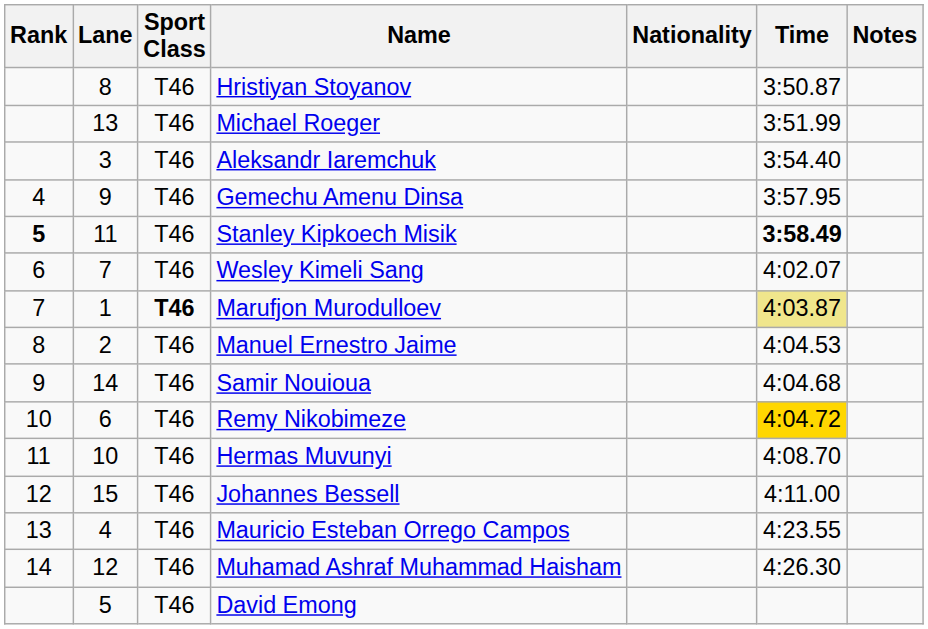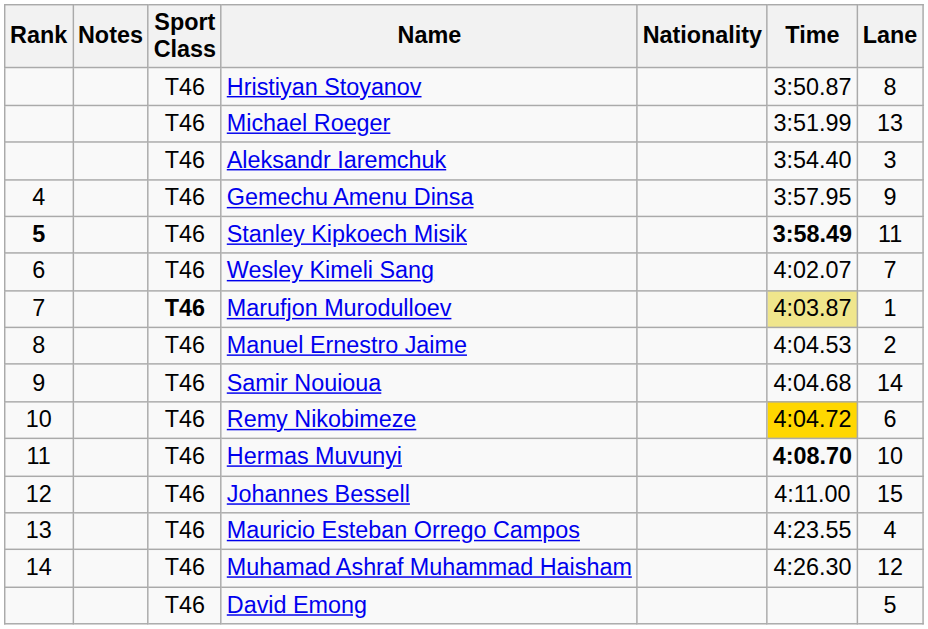columns swapped: (105, 36) <-> (885, 36)
(802, 456) normal -> (812, 456) bold
